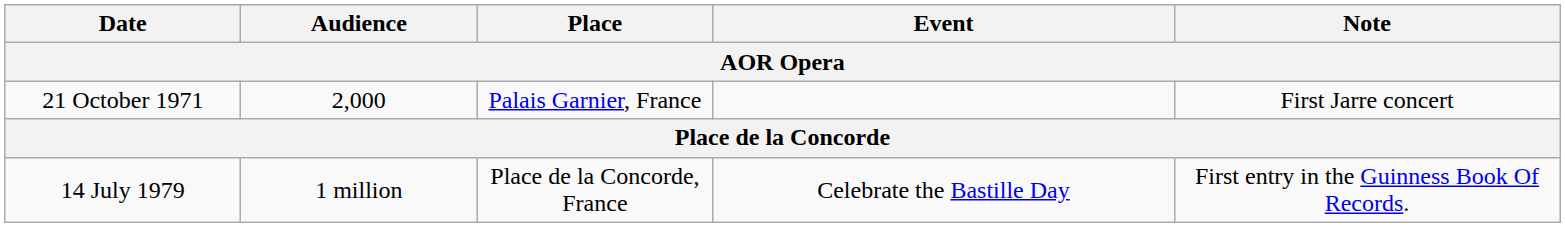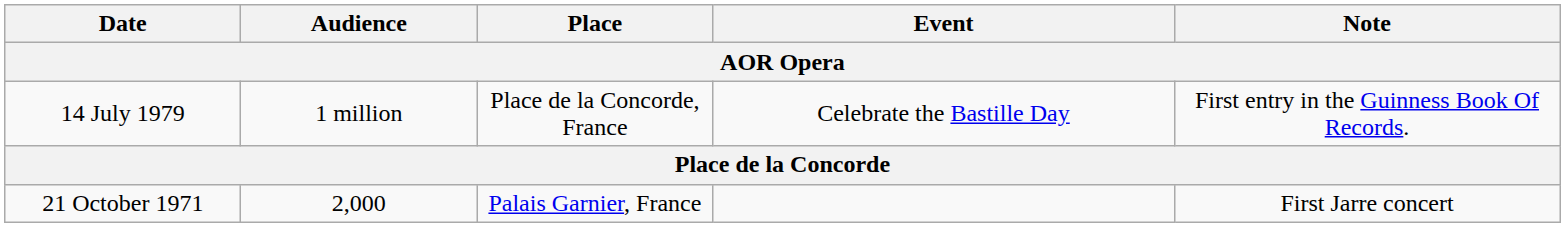rows swapped: (123, 99) <-> (123, 189)
